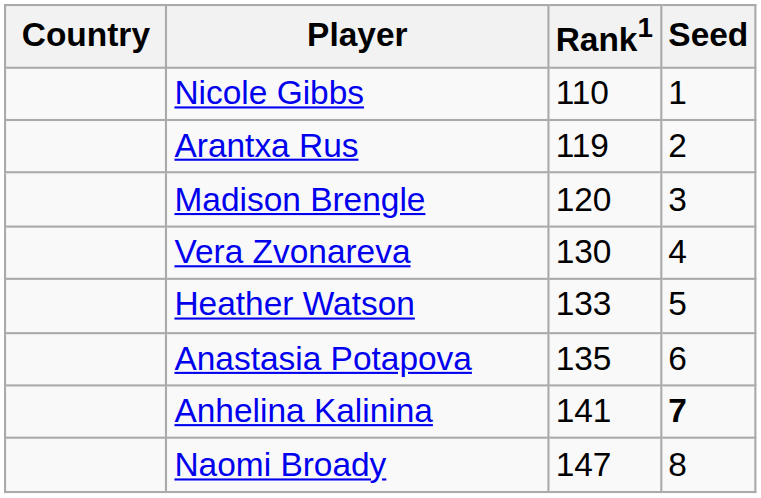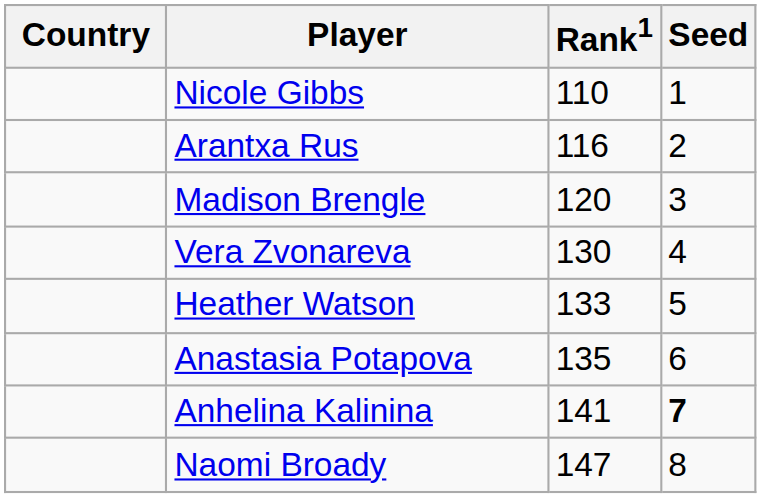(582, 146) 119 -> (582, 146) 116
